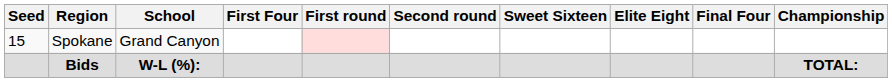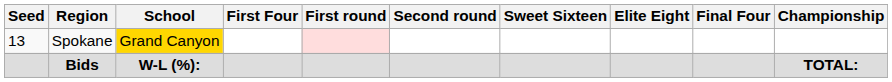(17, 41) 15 -> (17, 41) 13
(169, 41) no background -> (169, 41) gold background
